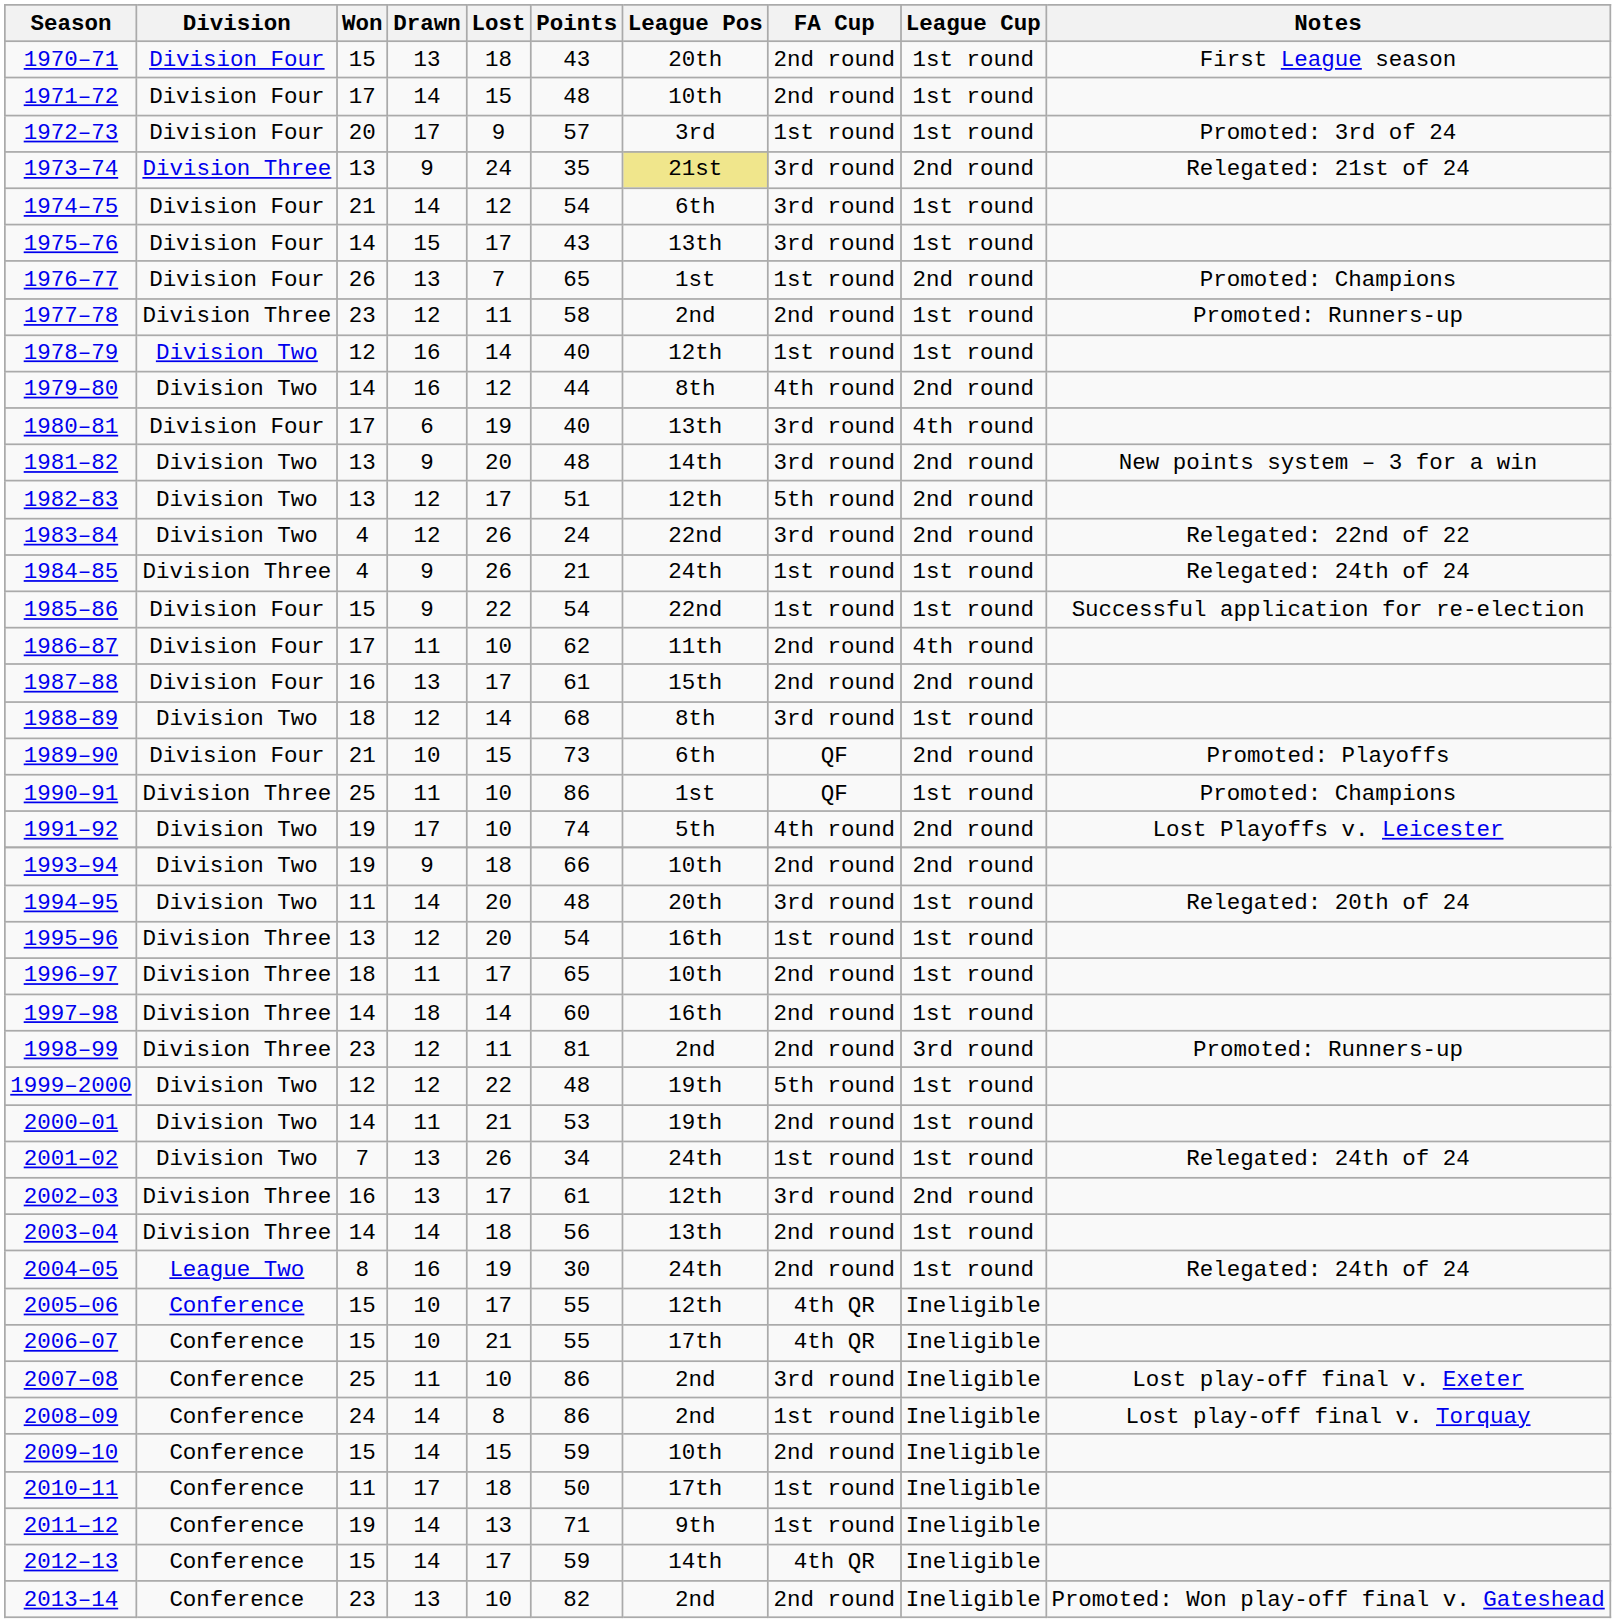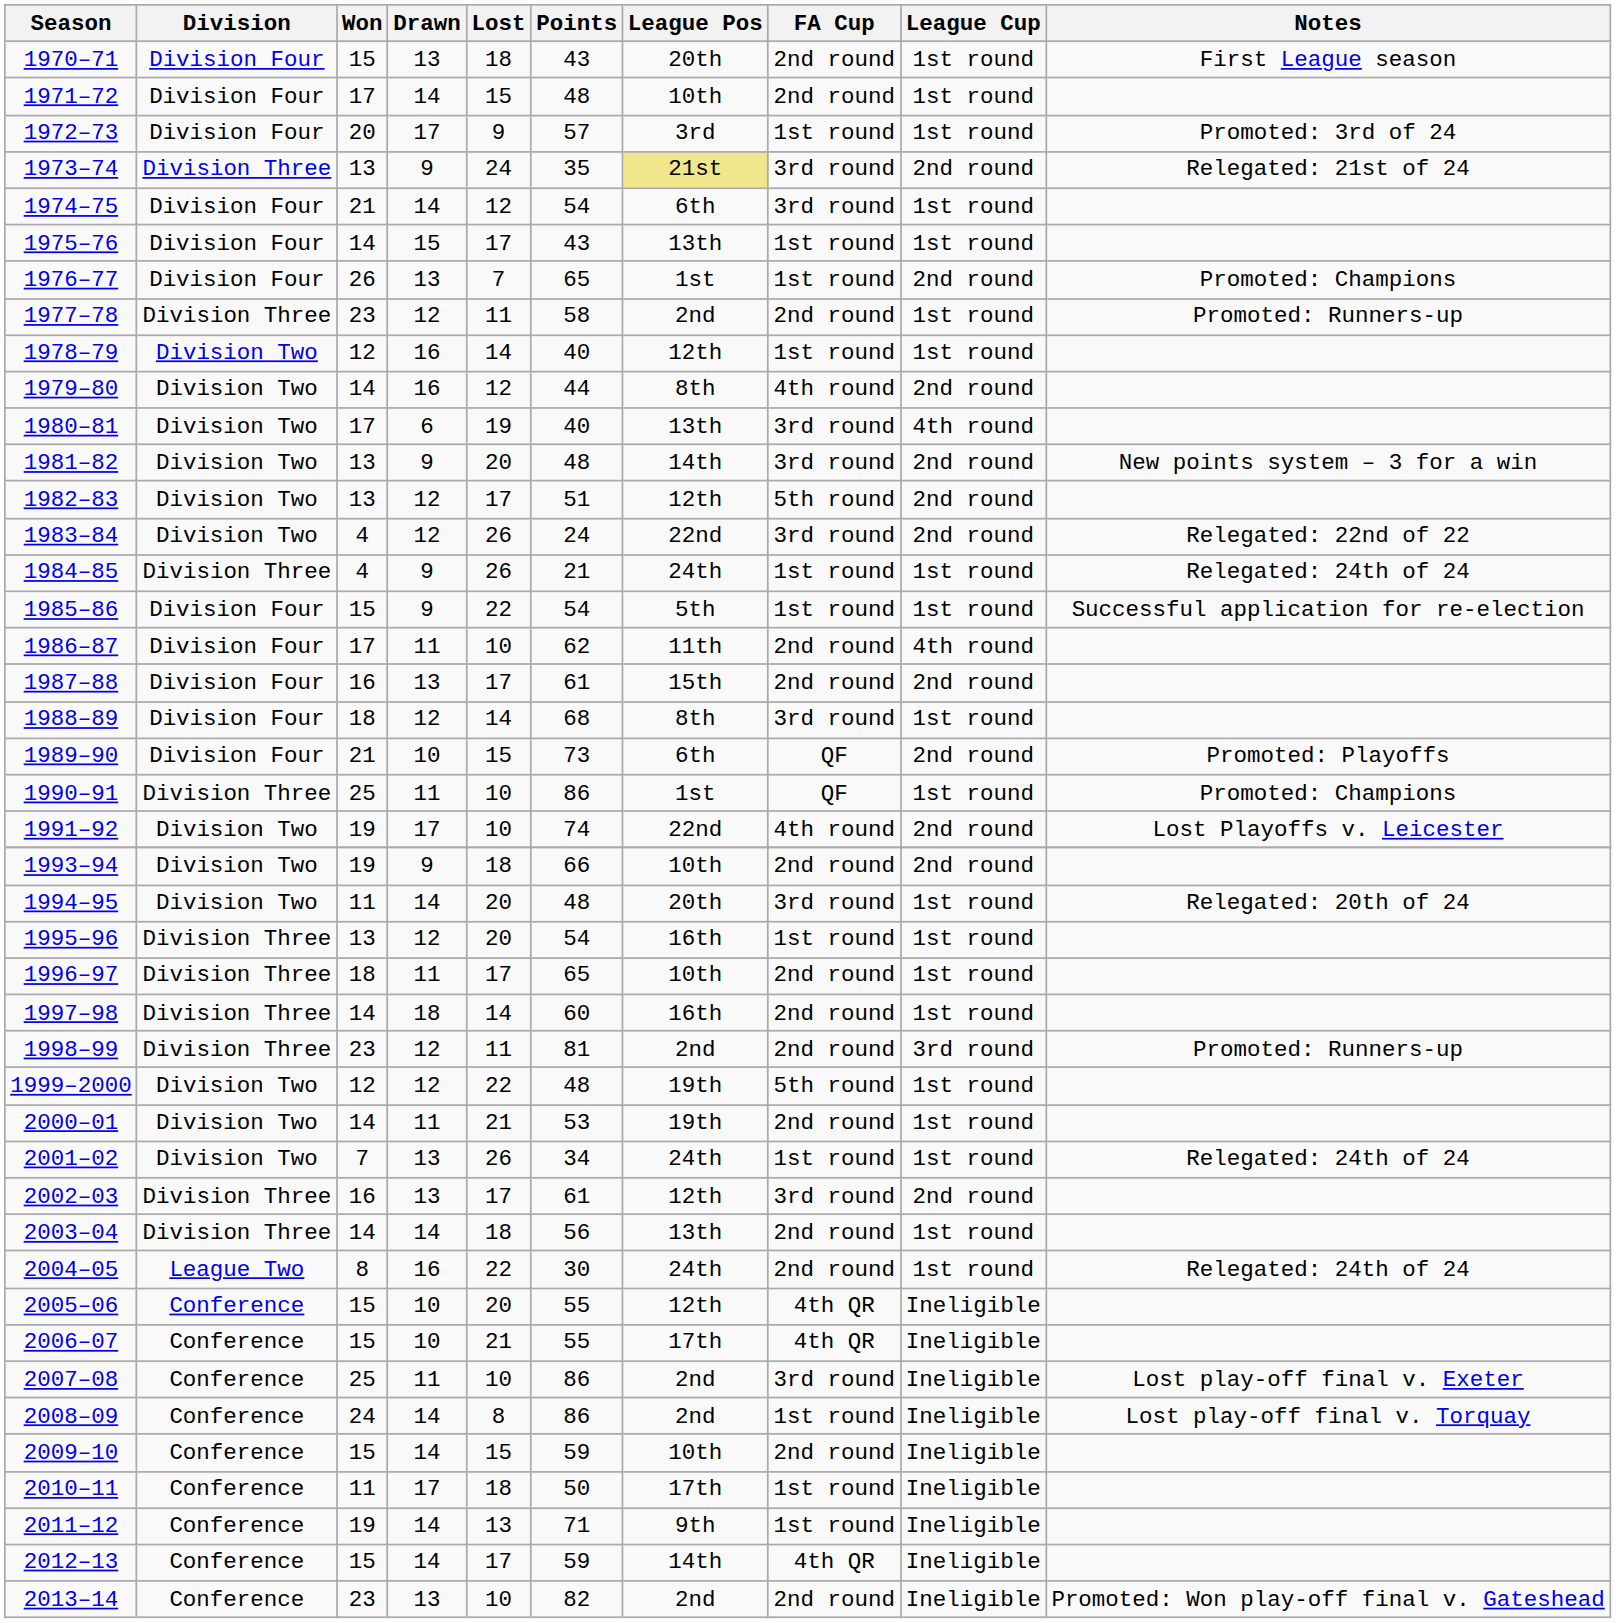(834, 243) 3rd round -> (834, 243) 1st round
(237, 426) Division Four -> (237, 426) Division Two
(695, 610) 22nd -> (695, 610) 5th
(237, 720) Division Two -> (237, 720) Division Four
(695, 830) 5th -> (695, 830) 22nd
(498, 1269) 19 -> (498, 1269) 22
(498, 1306) 17 -> (498, 1306) 20
